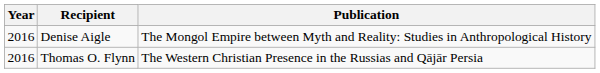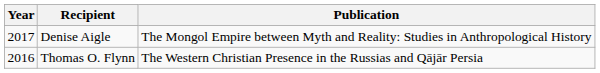(21, 36) 2016 -> (21, 36) 2017
